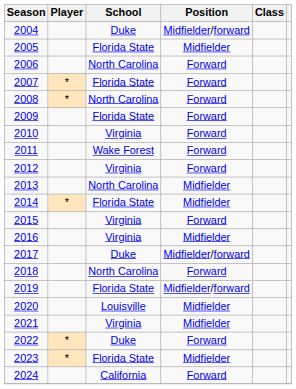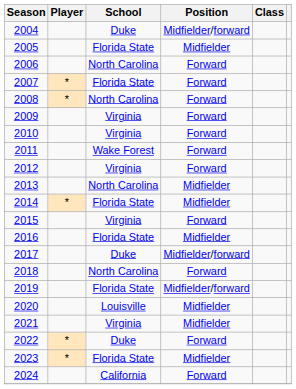(123, 116) Florida State -> (123, 116) Virginia
(123, 237) Virginia -> (123, 237) Florida State
